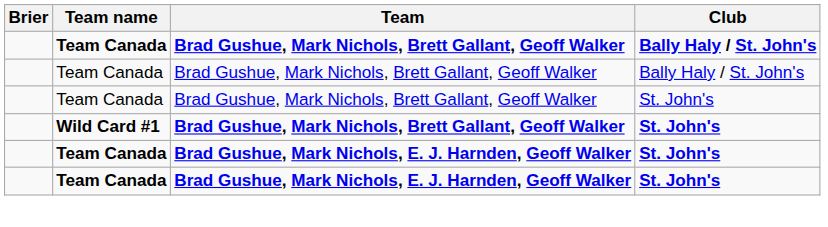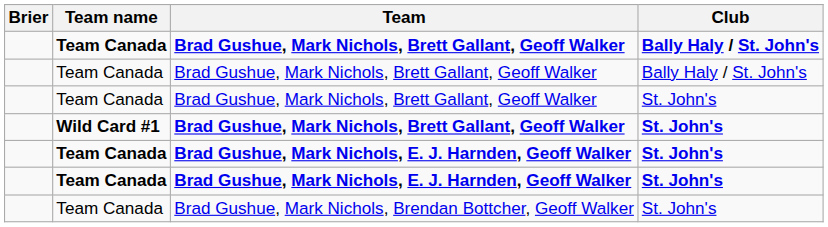+ row: (110, 208)
